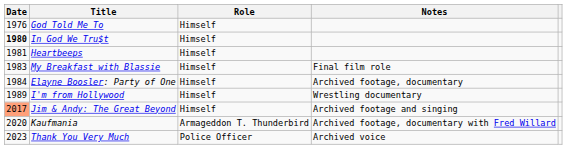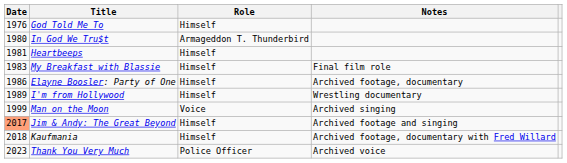(17, 39) bold -> (17, 39) normal
(198, 39) Himself -> (244, 39) Armageddon T. Thunderbird
(17, 81) 1984 -> (17, 81) 1986
+ row: (70, 109)
(17, 123) 2020 -> (17, 137) 2018
(244, 123) Armageddon T. Thunderbird -> (198, 137) Himself
